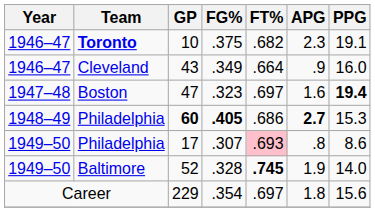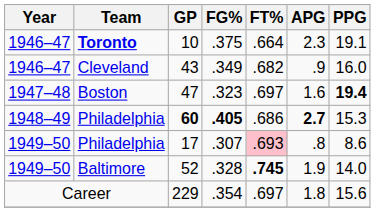(268, 43) .682 -> (268, 43) .664
(268, 68) .664 -> (268, 68) .682
